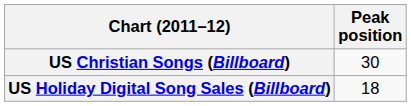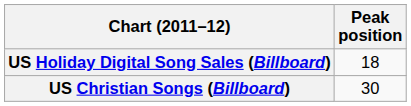rows swapped: (169, 62) <-> (169, 88)
